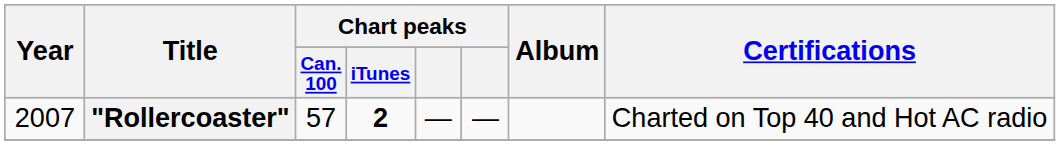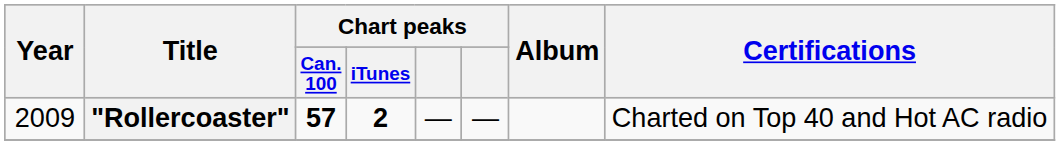(45, 118) 2007 -> (45, 118) 2009
(321, 118) normal -> (321, 118) bold
